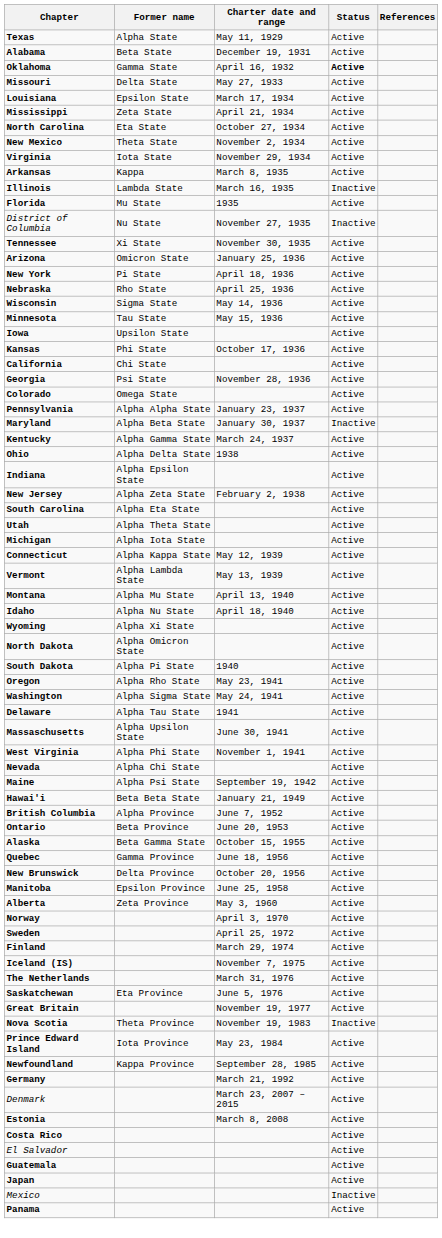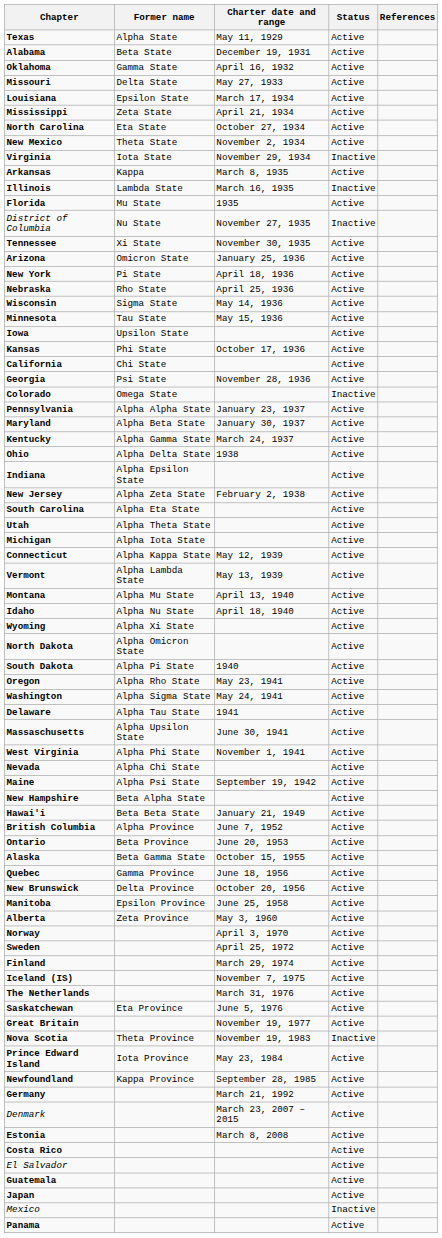(348, 68) bold -> (348, 68) normal
(348, 158) Active -> (353, 158) Inactive
(348, 394) Active -> (353, 394) Inactive
(353, 424) Inactive -> (348, 424) Active
+ row: (43, 798)
